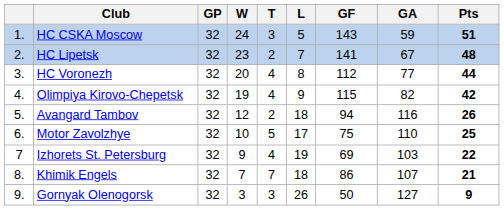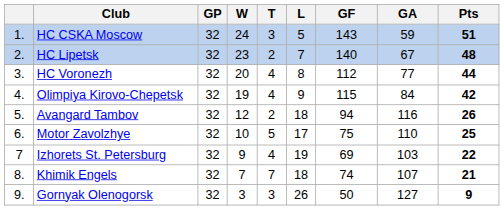(346, 54) 141 -> (346, 54) 140
(408, 94) 82 -> (408, 94) 84
(346, 174) 86 -> (346, 174) 74
